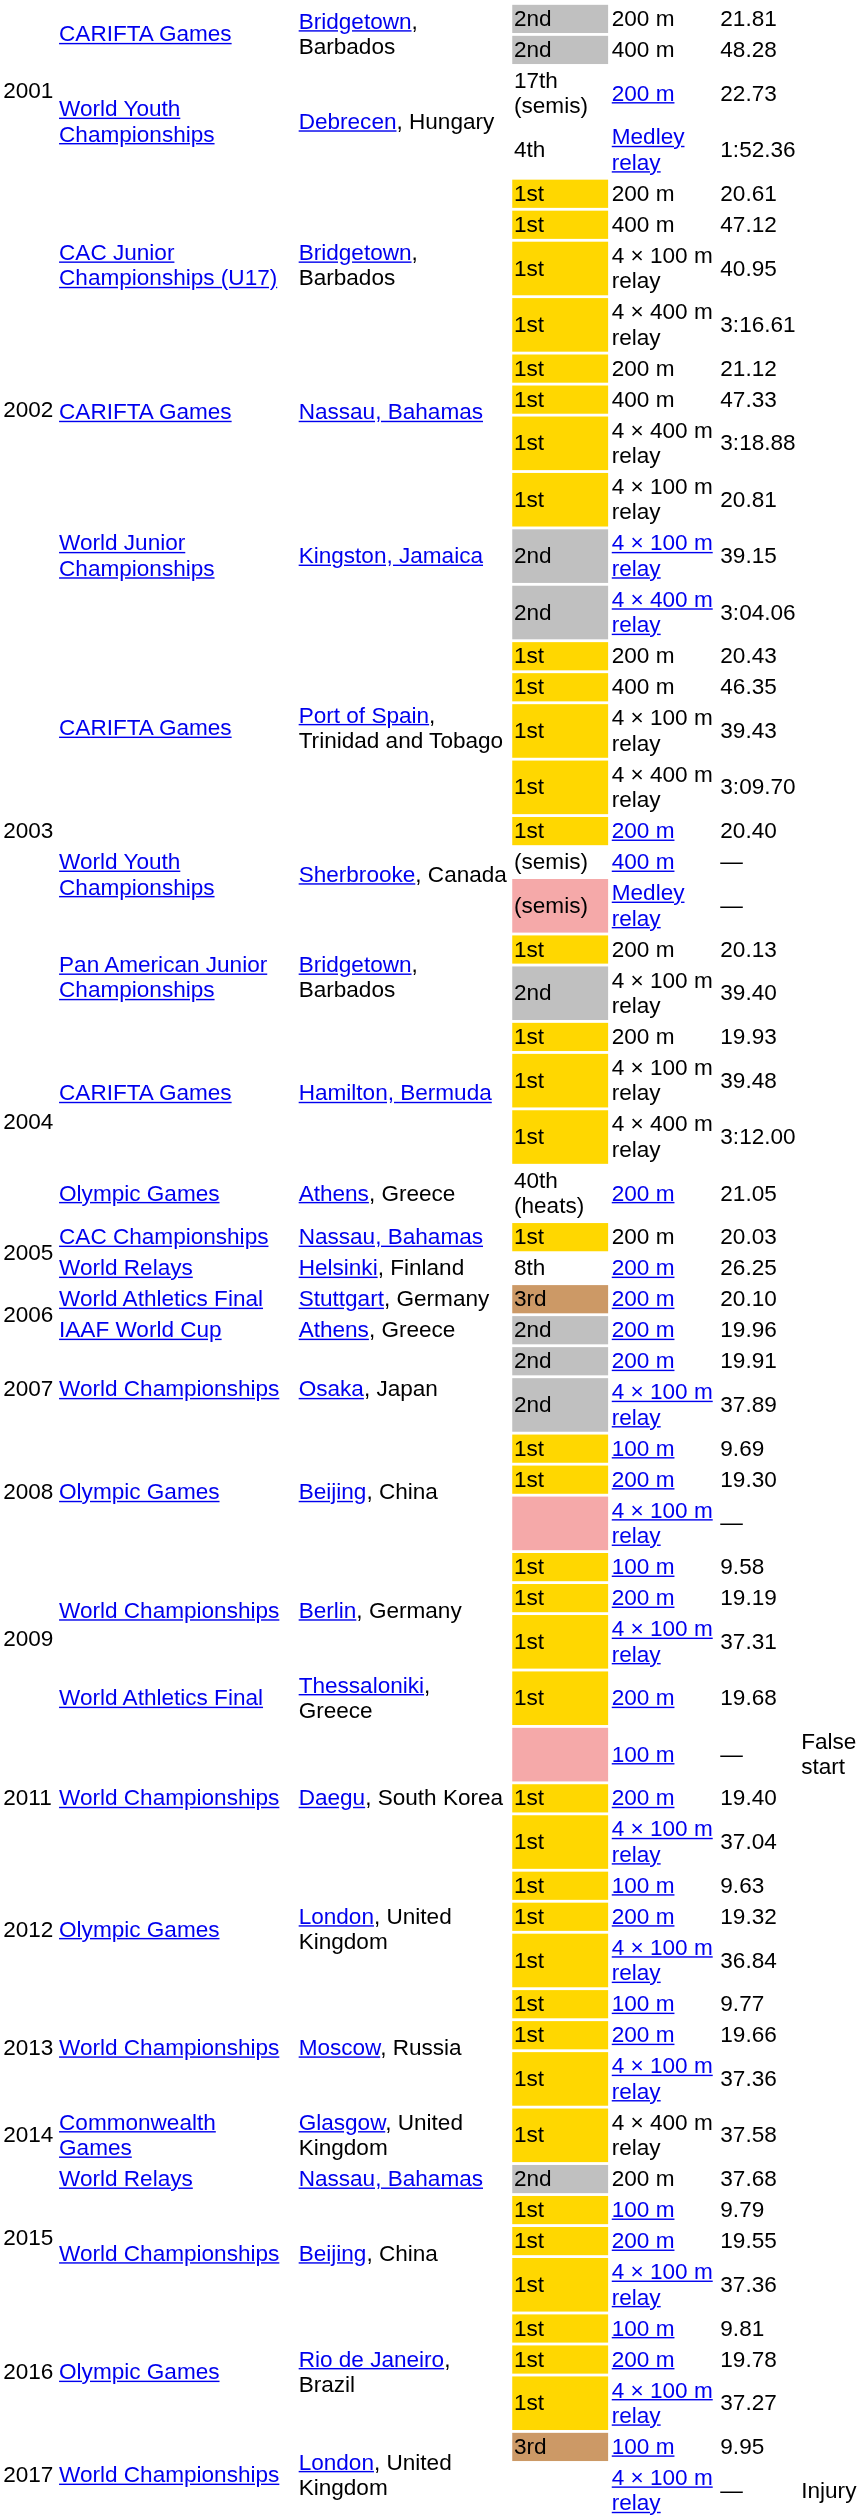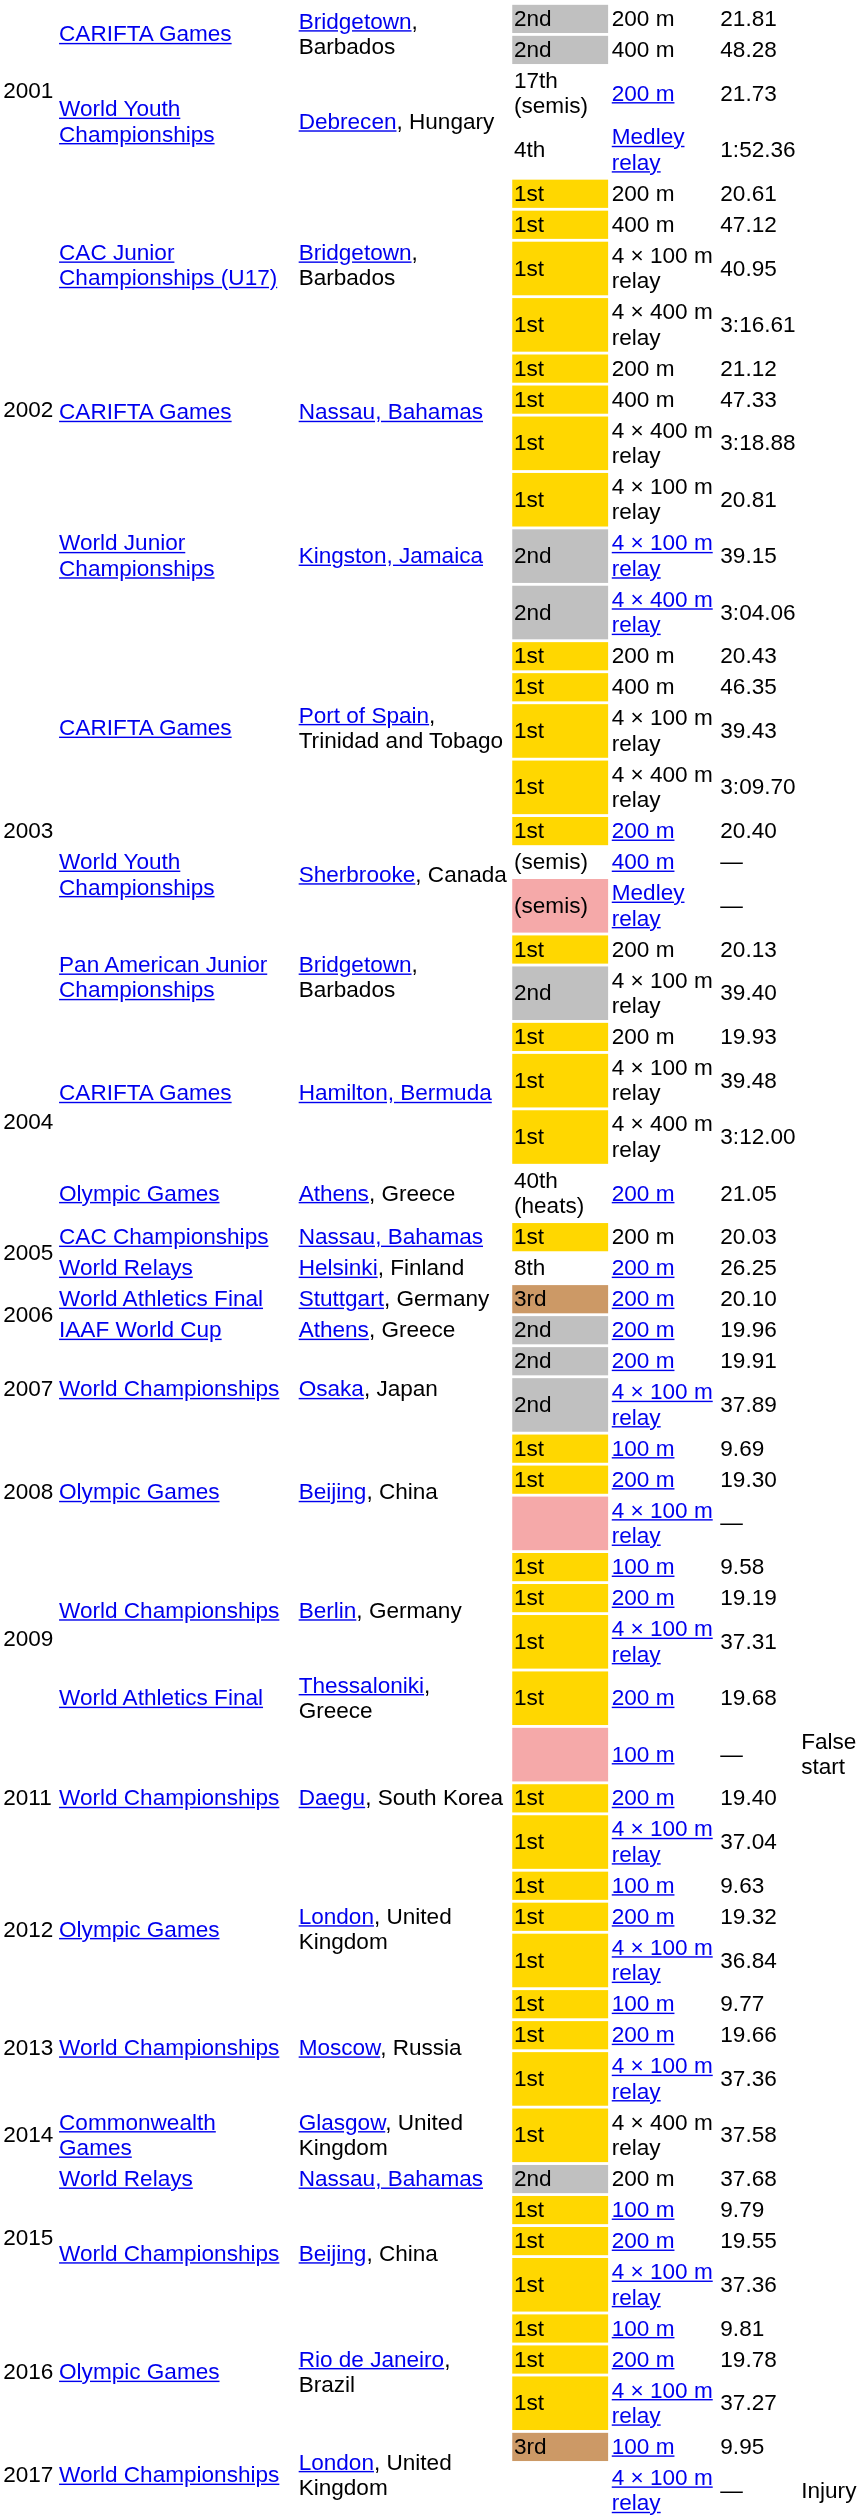(749, 93) 22.73 -> (749, 93) 21.73
